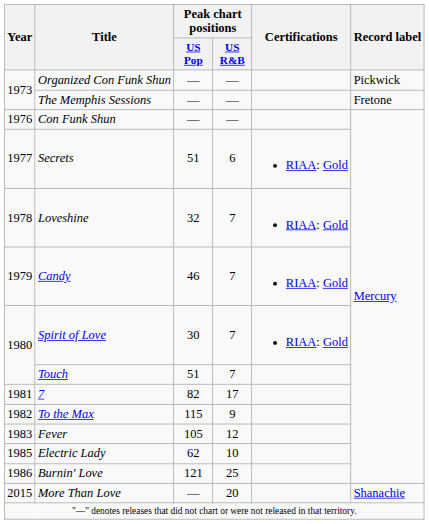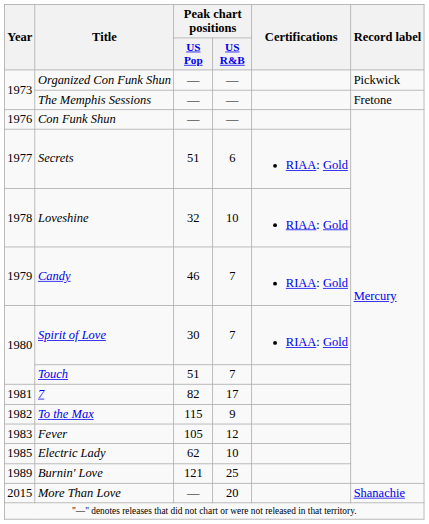(232, 217) 7 -> (232, 217) 10
(20, 473) 1986 -> (20, 473) 1989
